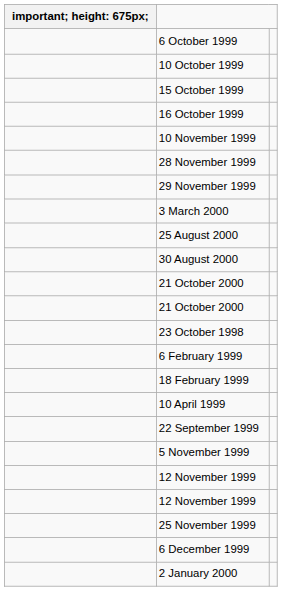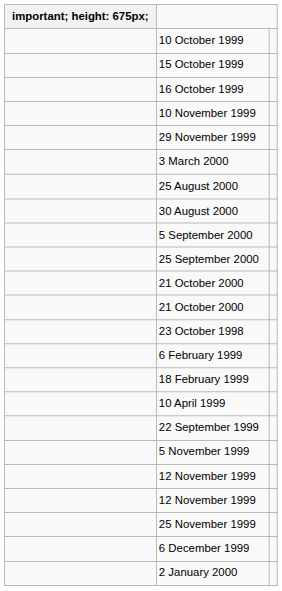- row: (80, 41)
- row: (80, 163)
+ row: (80, 235)
+ row: (80, 259)
